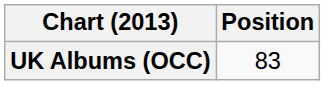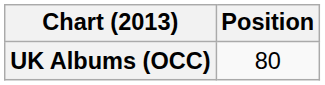(268, 60) 83 -> (268, 60) 80
